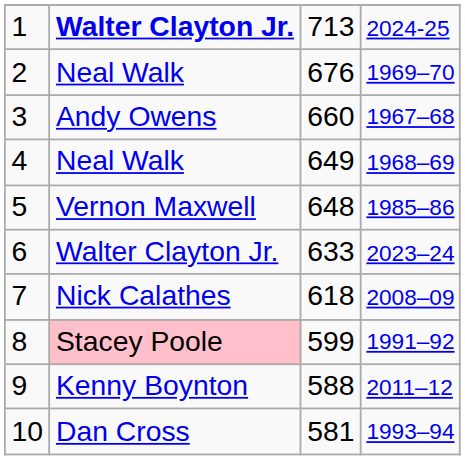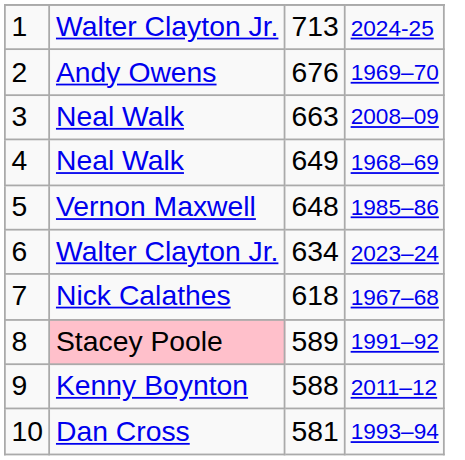(175, 26) bold -> (167, 26) normal
(120, 71) Neal Walk -> (136, 71) Andy Owens
(136, 116) Andy Owens -> (120, 116) Neal Walk
(331, 116) 660 -> (315, 116) 663
(410, 117) 1967–68 -> (395, 117) 2008–09
(331, 251) 633 -> (315, 251) 634
(410, 297) 2008–09 -> (395, 297) 1967–68
(331, 341) 599 -> (315, 341) 589
